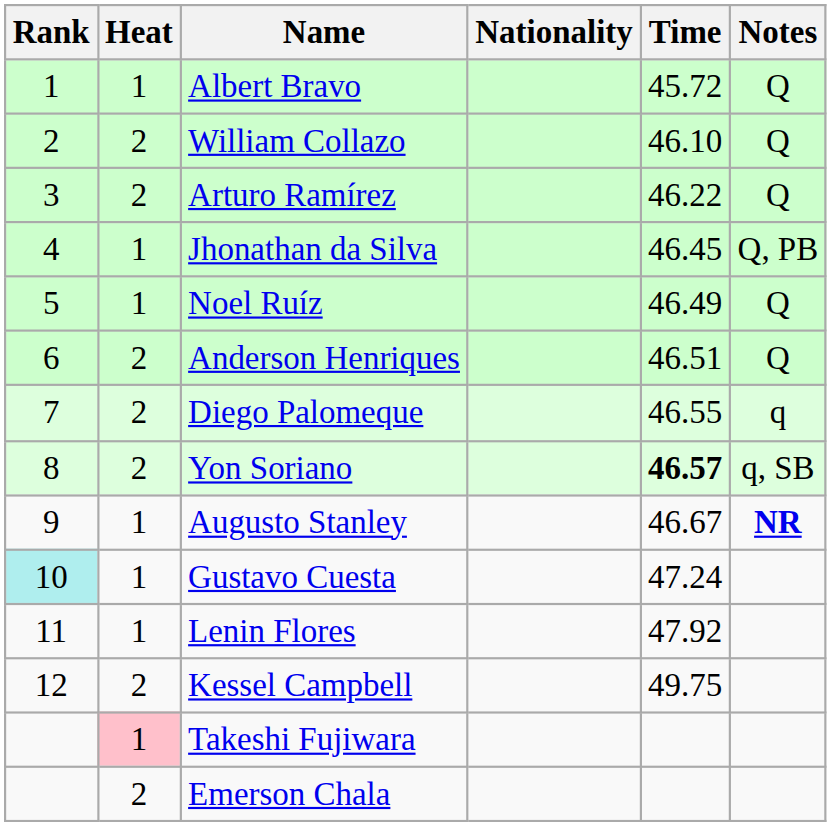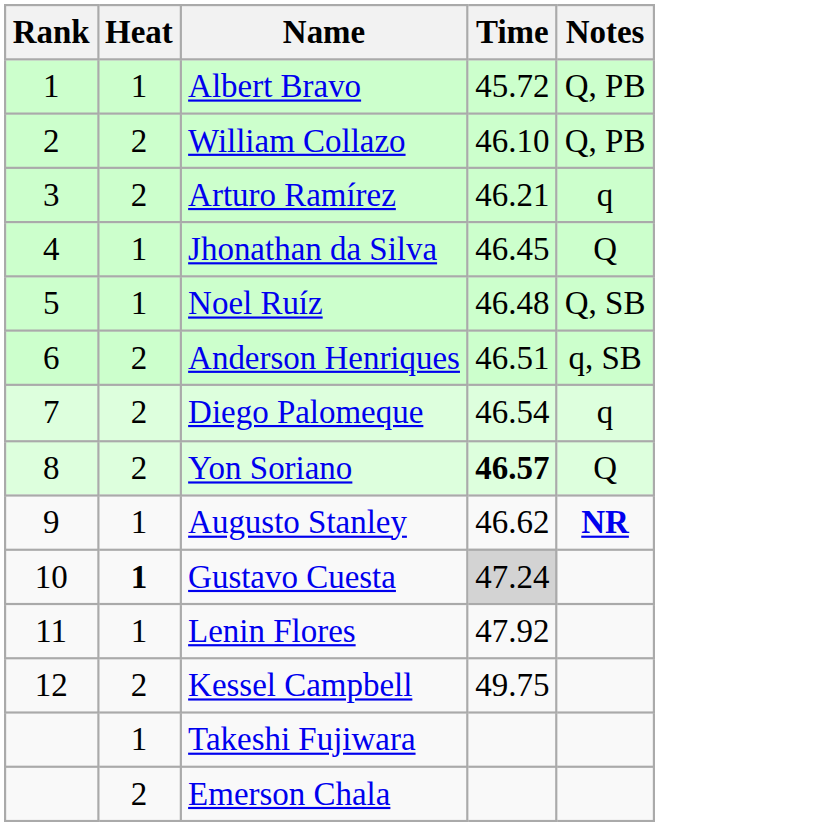- column: (554, 31)
(778, 86) Q -> (605, 86) Q, PB
(778, 140) Q -> (605, 140) Q, PB
(685, 195) 46.22 -> (512, 195) 46.21
(778, 195) Q -> (605, 195) q
(778, 249) Q, PB -> (605, 249) Q
(685, 303) 46.49 -> (512, 303) 46.48
(778, 303) Q -> (605, 303) Q, SB
(778, 358) Q -> (605, 358) q, SB
(685, 412) 46.55 -> (512, 412) 46.54
(778, 466) q, SB -> (605, 466) Q
(685, 521) 46.67 -> (512, 521) 46.62
(51, 575) paleturquoise background -> (51, 575) no background
(139, 575) normal -> (139, 575) bold
(685, 575) no background -> (512, 575) lightgrey background
(139, 738) pink background -> (139, 738) no background
